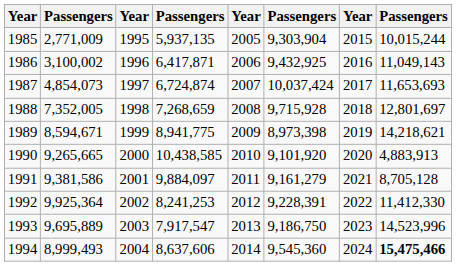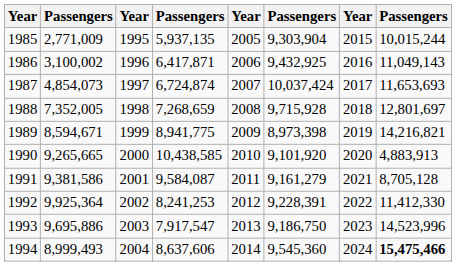(412, 132) 14,218,621 -> (412, 132) 14,216,821
(185, 179) 9,884,097 -> (185, 179) 9,584,087
(74, 226) 9,695,889 -> (74, 226) 9,695,886
